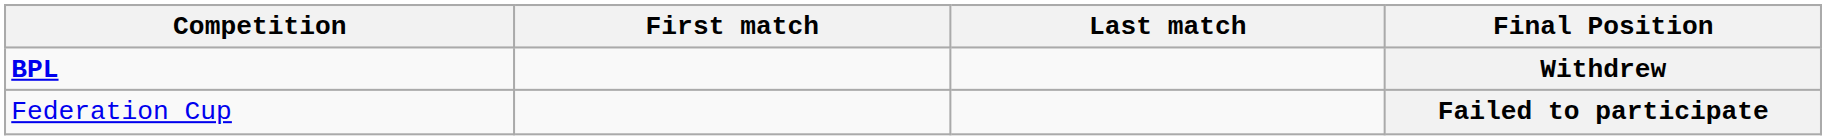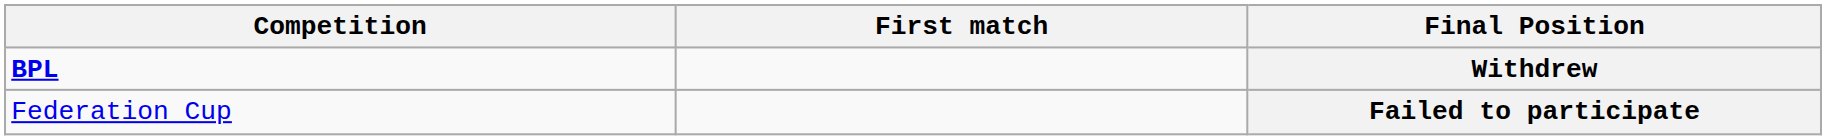- column: (1168, 26)
